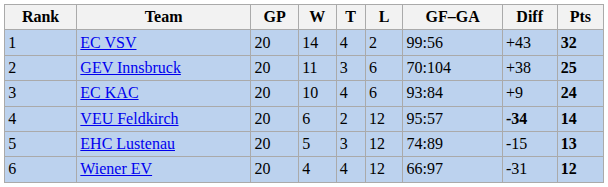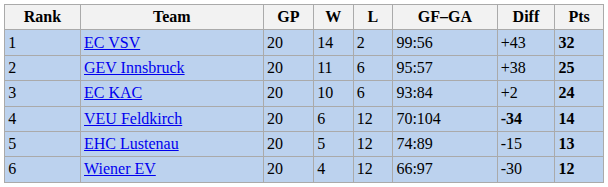- column: (351, 17)
(429, 67) 70:104 -> (415, 67) 95:57
(514, 93) +9 -> (509, 93) +2
(425, 118) 95:57 -> (419, 118) 70:104
(517, 169) -31 -> (511, 169) -30
